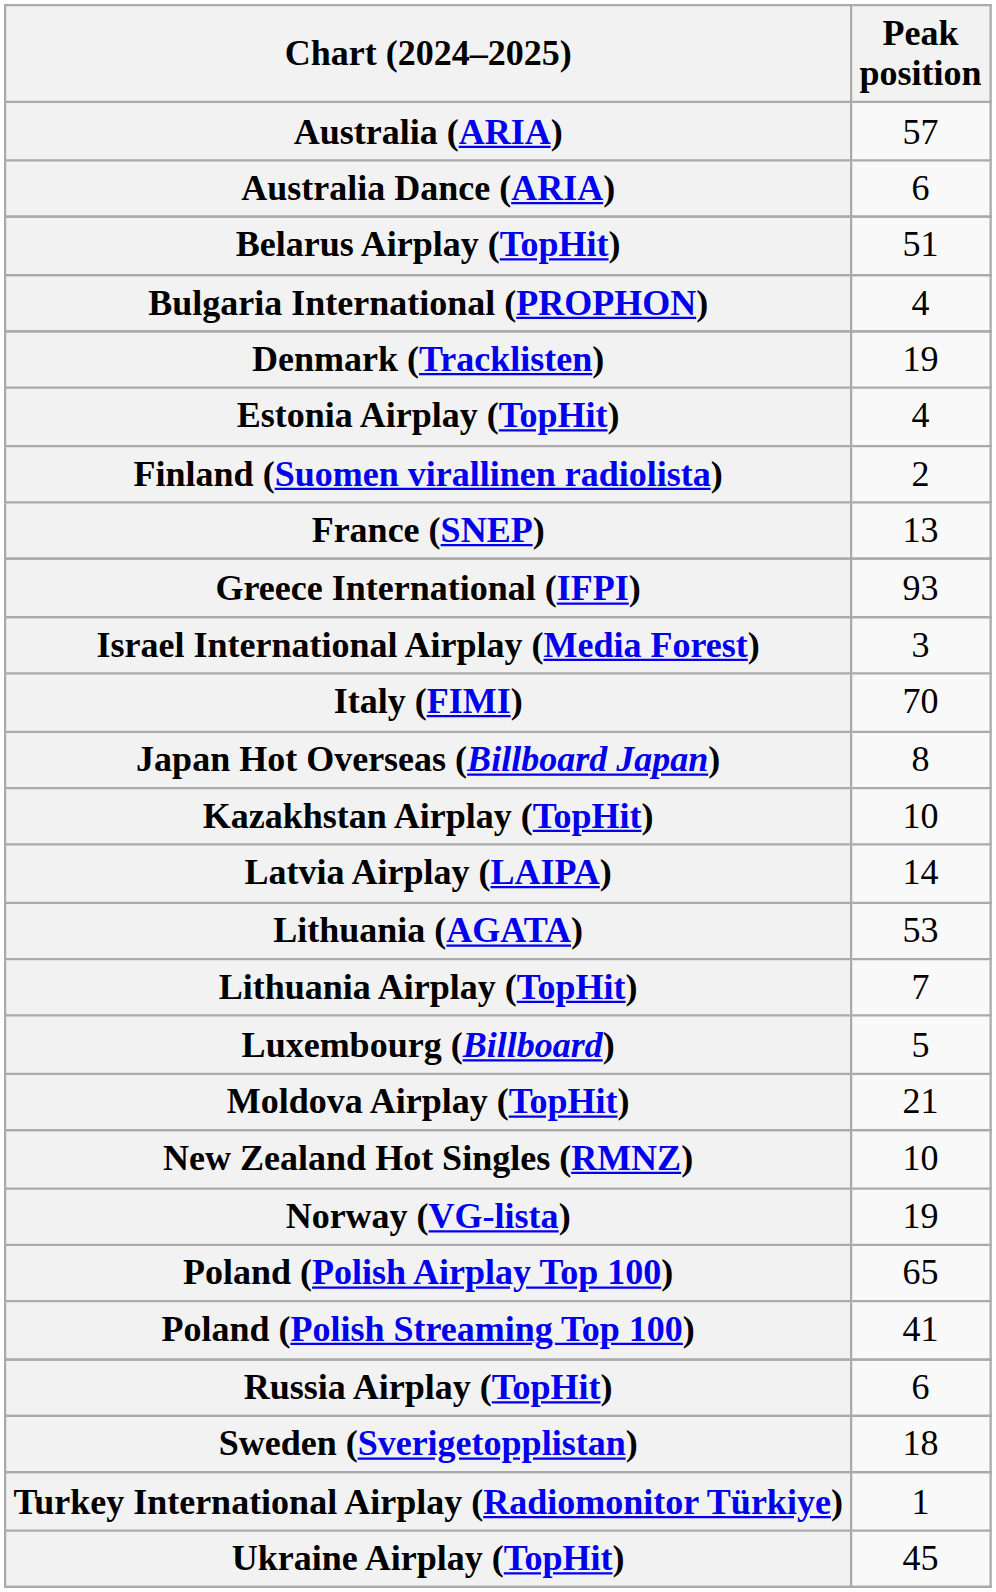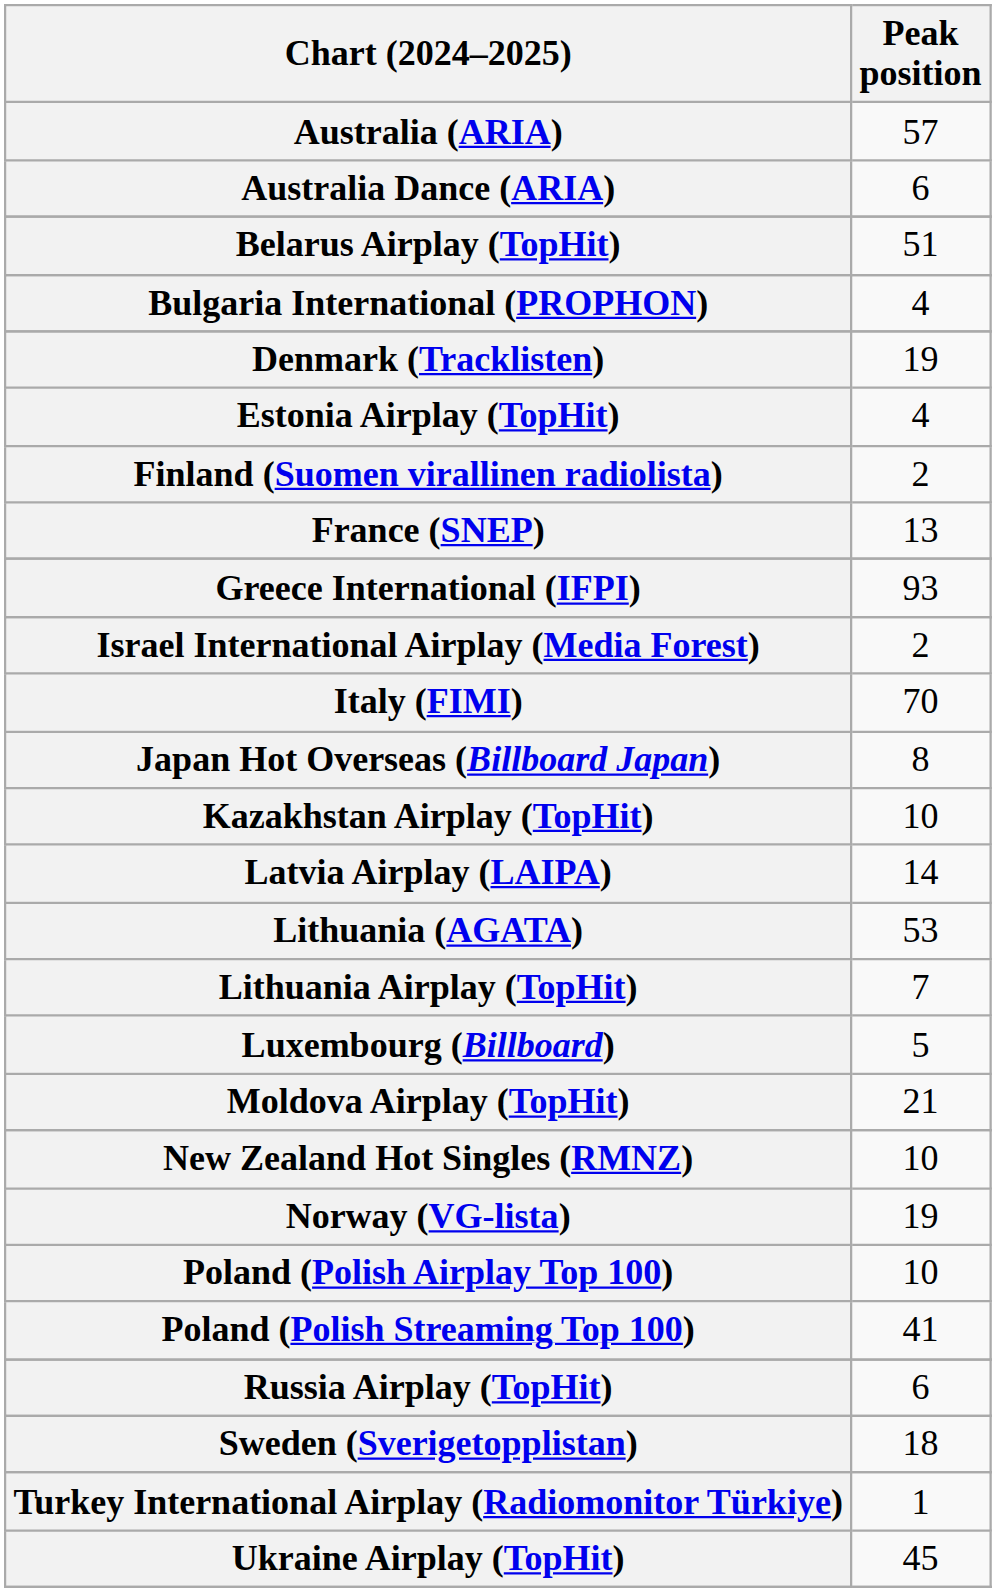(920, 644) 3 -> (920, 644) 2
(920, 1272) 65 -> (920, 1272) 10
